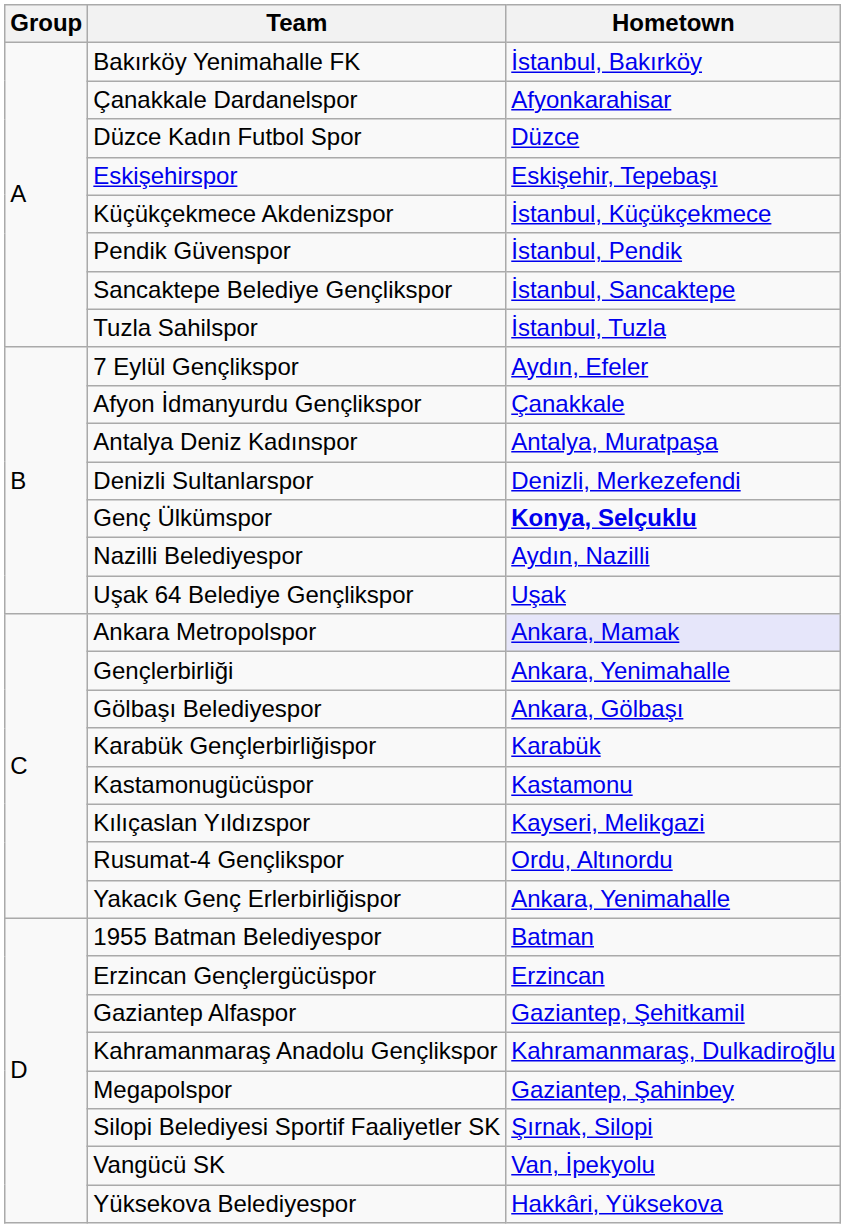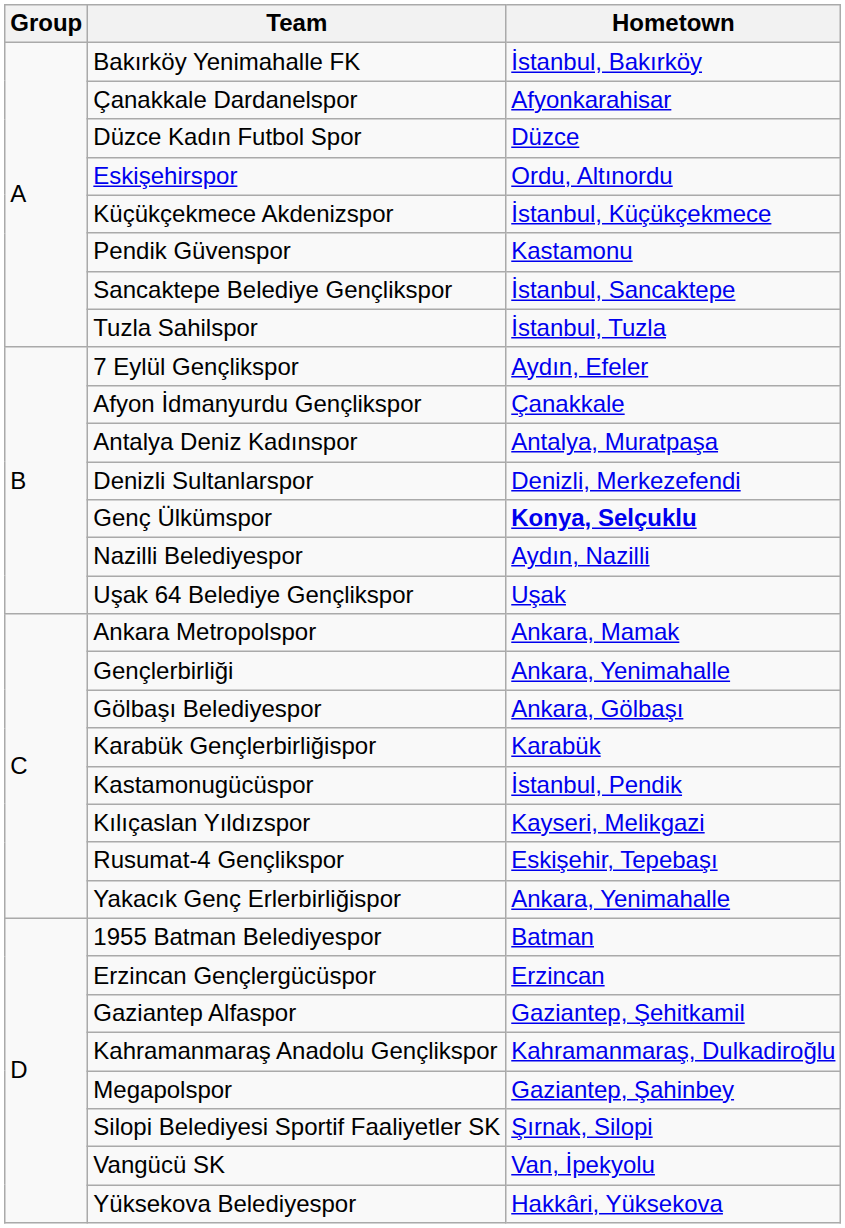(614, 175) Eskişehir, Tepebaşı -> (592, 175) Ordu, Altınordu
(597, 251) İstanbul, Pendik -> (572, 251) Kastamonu
(595, 632) lavender background -> (595, 632) no background
(572, 784) Kastamonu -> (597, 784) İstanbul, Pendik
(592, 860) Ordu, Altınordu -> (614, 860) Eskişehir, Tepebaşı
